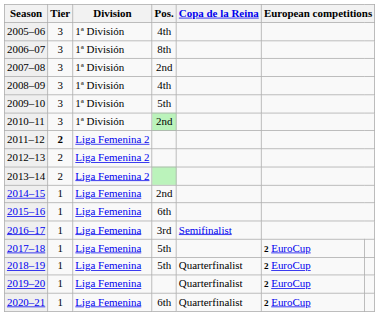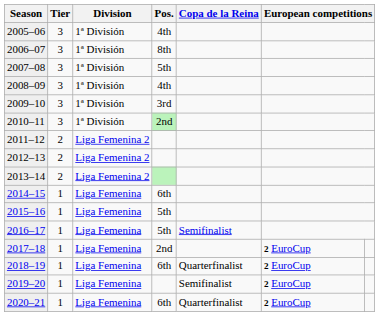(164, 68) 2nd -> (164, 68) 5th
(164, 104) 5th -> (164, 104) 3rd
(60, 140) bold -> (60, 140) normal
(164, 194) 2nd -> (164, 194) 6th
(164, 212) 6th -> (164, 212) 5th
(164, 230) 3rd -> (164, 230) 5th
(164, 248) 5th -> (164, 248) 2nd
(164, 266) 5th -> (164, 266) 6th
(211, 284) Quarterfinalist -> (205, 284) Semifinalist
